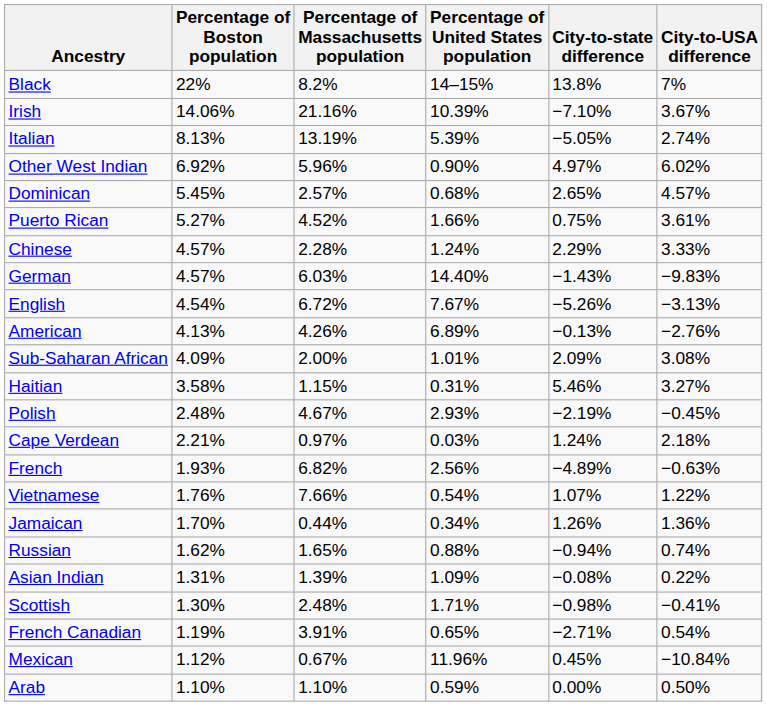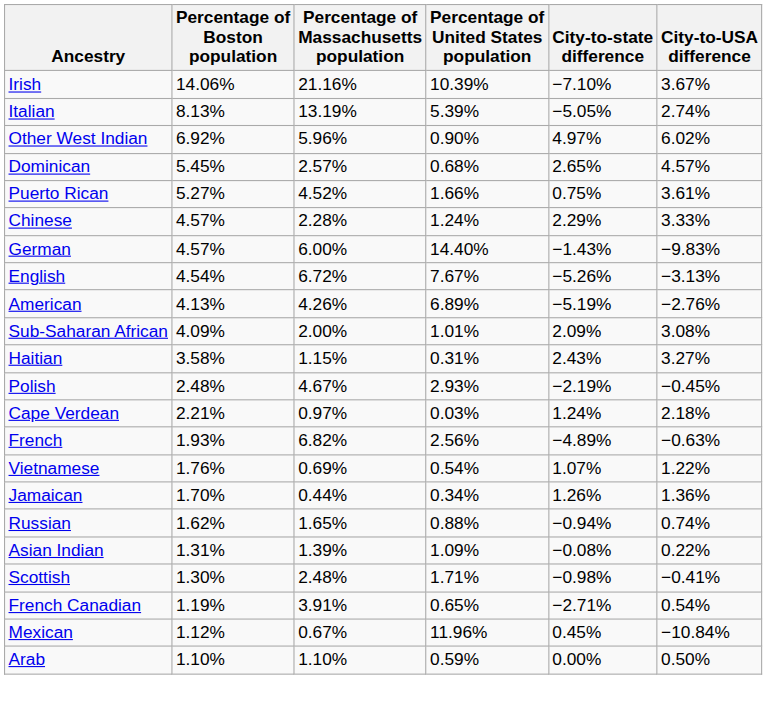- row: (30, 84)
(323, 276) 6.03% -> (323, 248) 6.00%
(582, 331) −0.13% -> (582, 303) −5.19%
(577, 385) 5.46% -> (577, 358) 2.43%
(323, 495) 7.66% -> (323, 468) 0.69%
